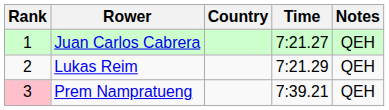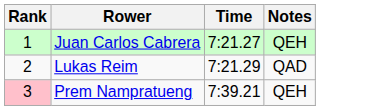- column: (238, 17)
(358, 67) QEH -> (290, 67) QAD
